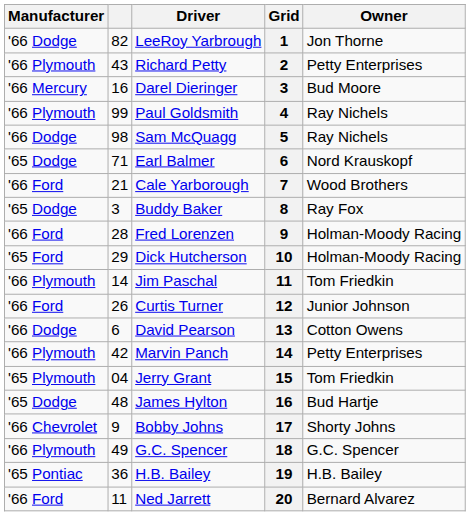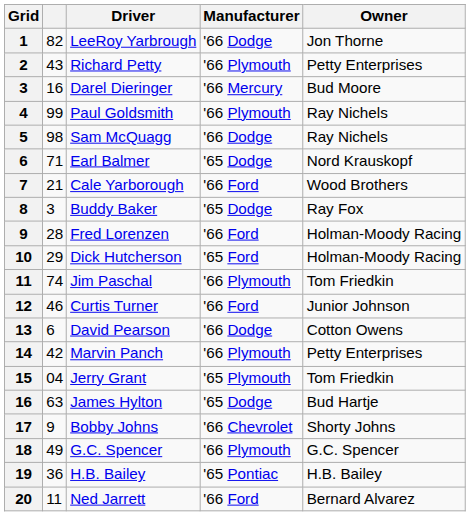columns swapped: (284, 16) <-> (56, 16)
(120, 281) 14 -> (55, 281) 74
(120, 305) 26 -> (55, 305) 46
(120, 402) 48 -> (55, 402) 63
